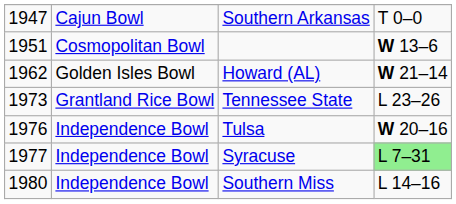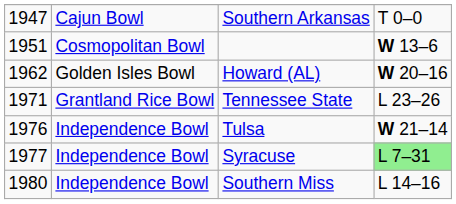(413, 73) W 21–14 -> (413, 73) W 20–16
(28, 101) 1973 -> (28, 101) 1971
(413, 128) W 20–16 -> (413, 128) W 21–14
